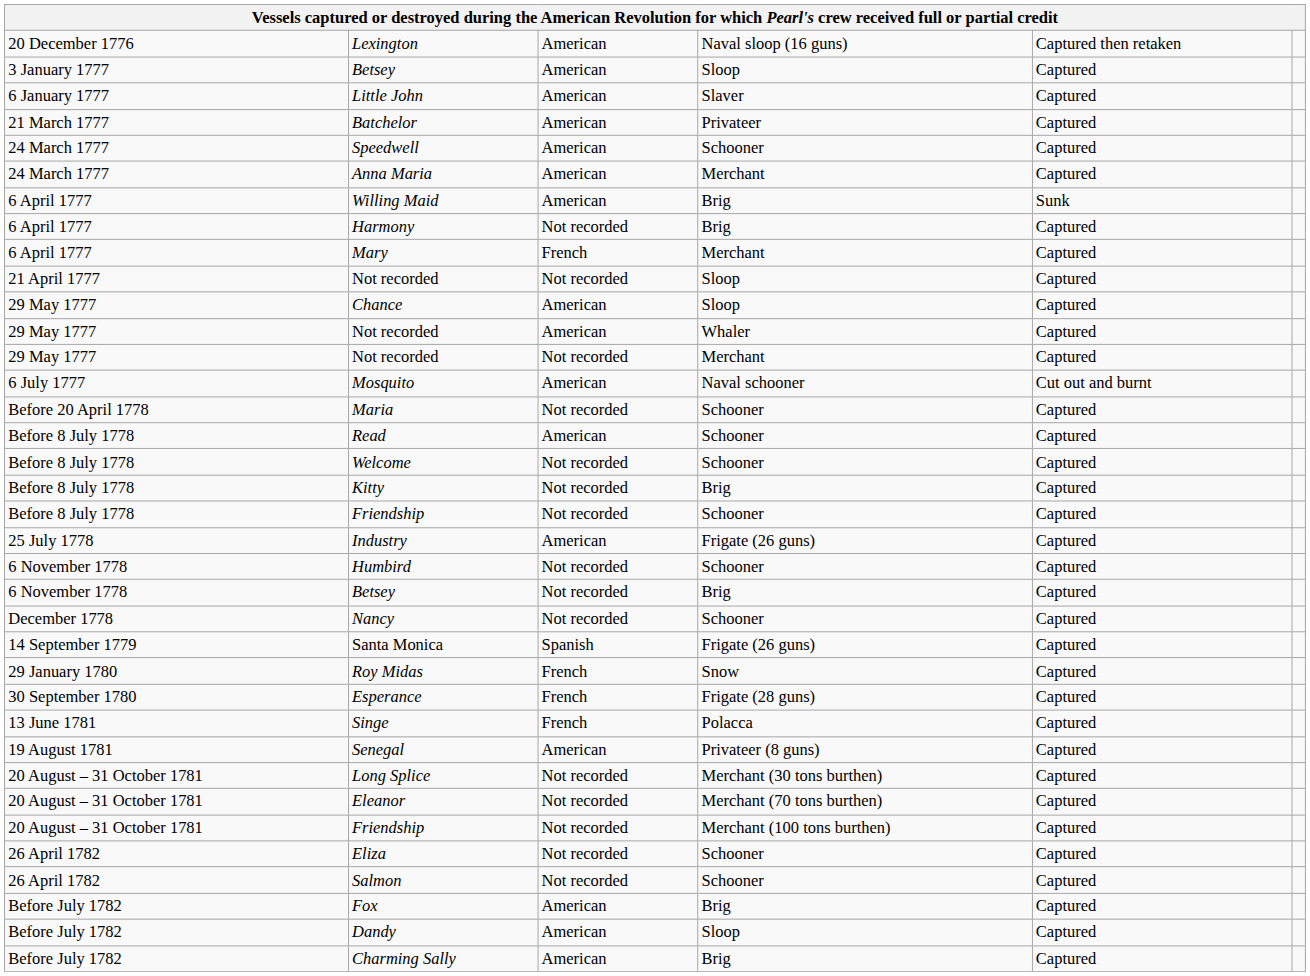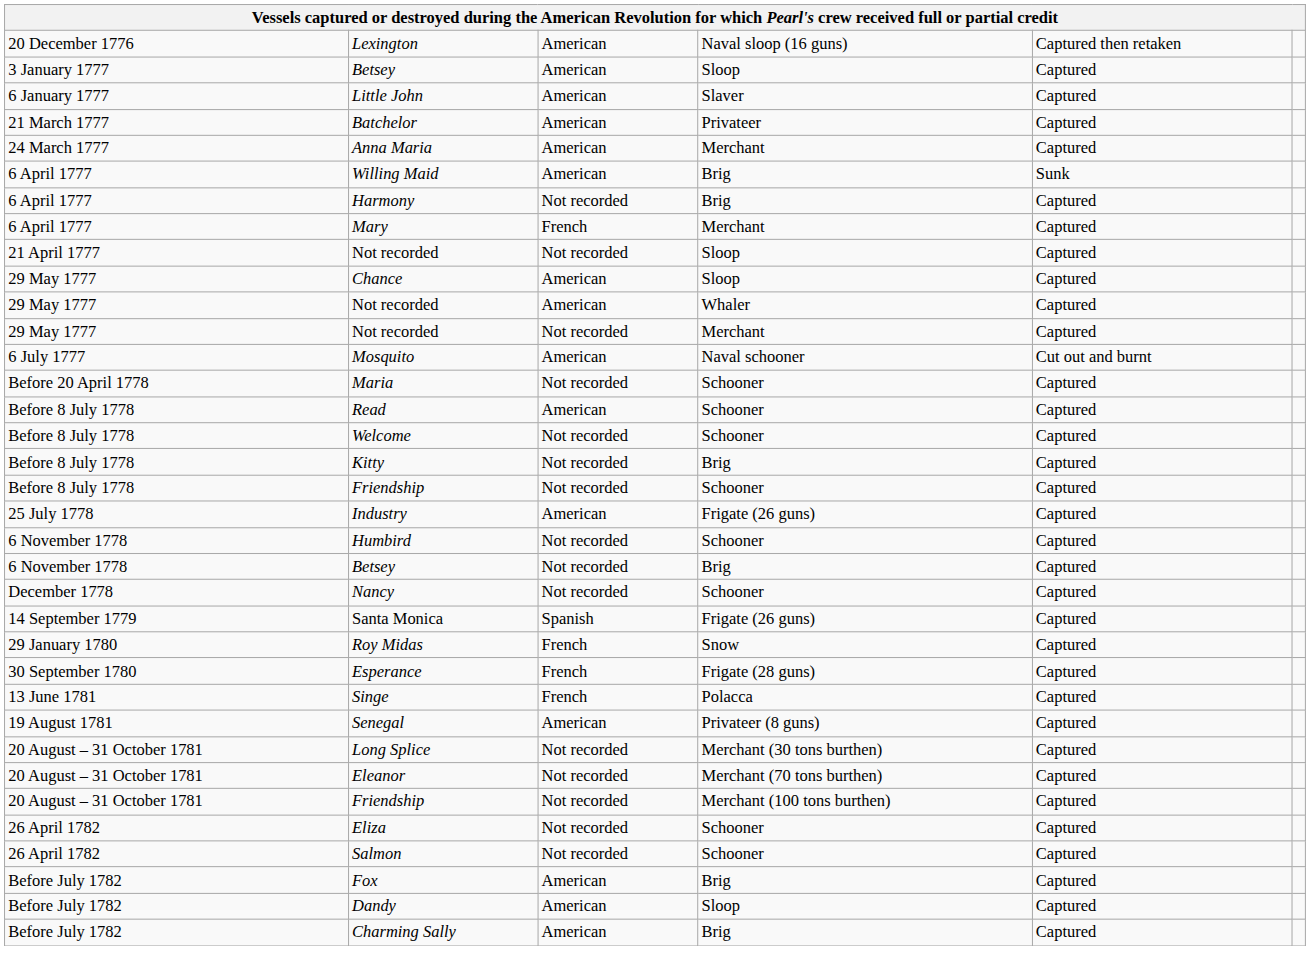- row: (59, 148)
